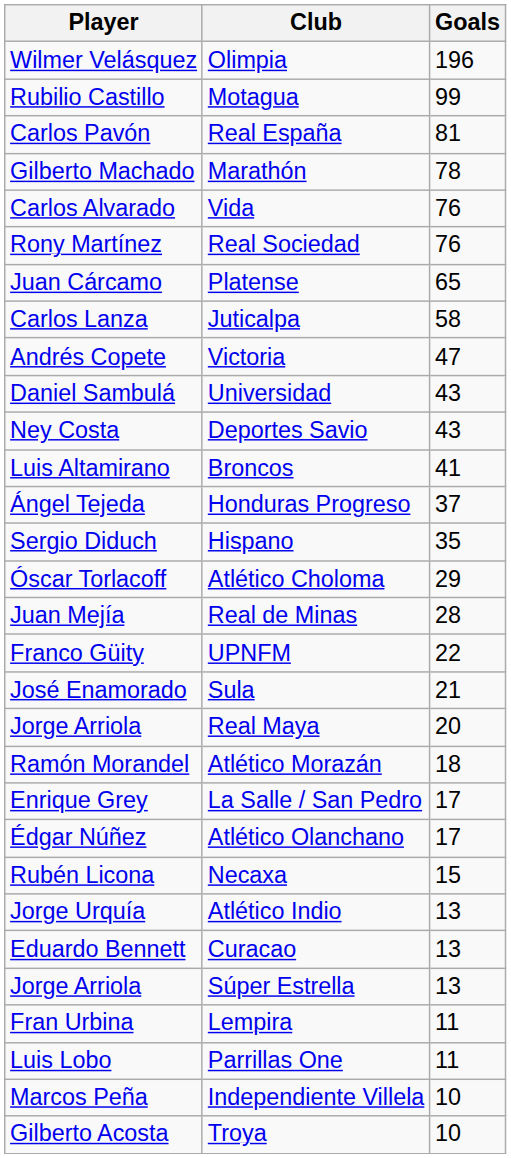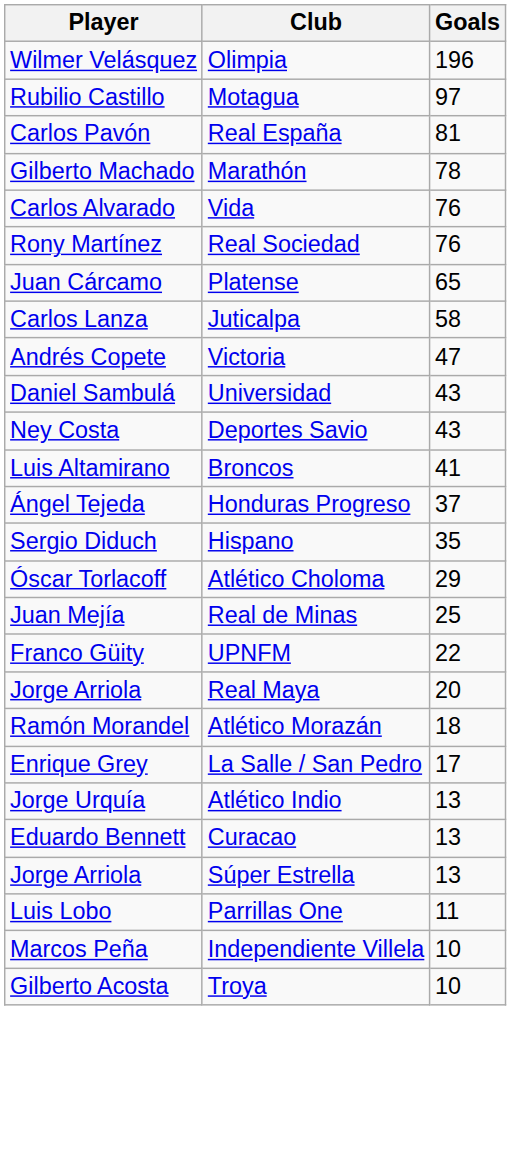(448, 97) 99 -> (448, 97) 97
(448, 615) 28 -> (448, 615) 25
- row: (231, 689)
- row: (306, 838)
- row: (247, 875)
- row: (250, 1023)
